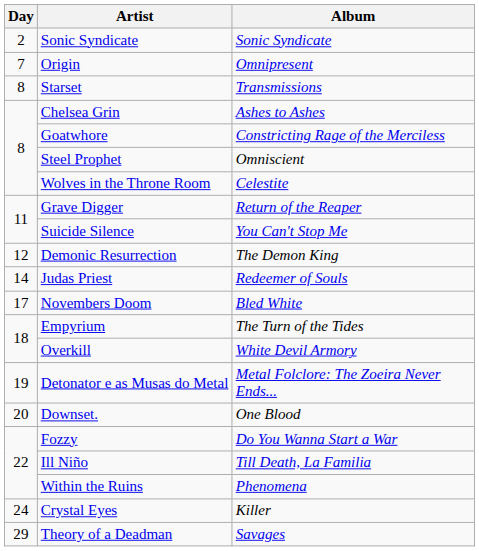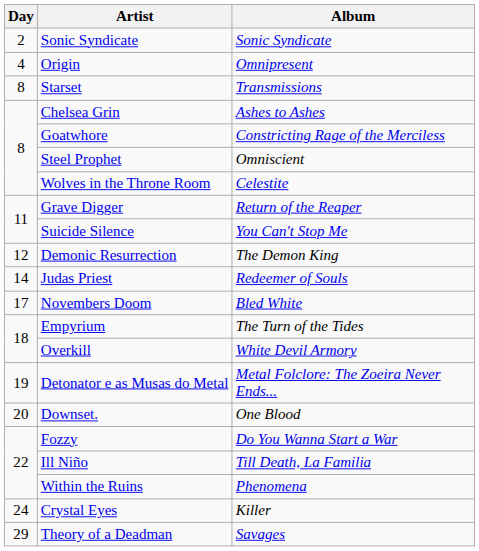(21, 64) 7 -> (21, 64) 4
